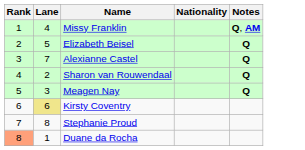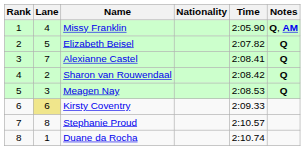+ column: (248, 12)
(19, 138) lightsalmon background -> (19, 138) no background
